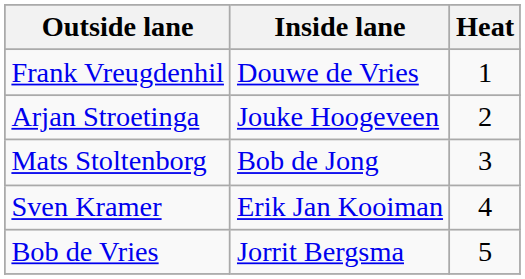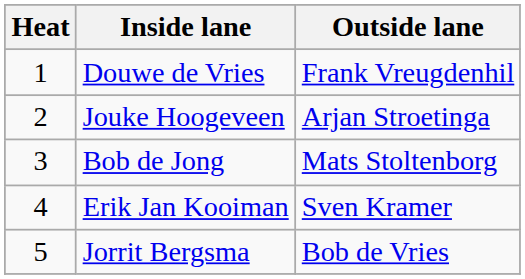columns swapped: (485, 26) <-> (118, 26)
